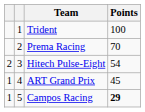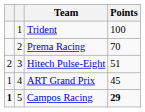(115, 63) 54 -> (115, 63) 51
(9, 97) normal -> (9, 97) bold
